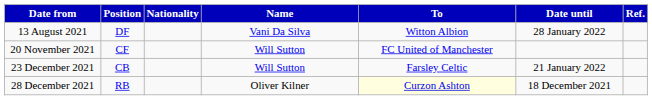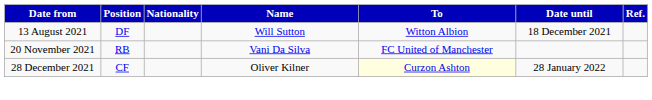(280, 31) Vani Da Silva -> (280, 31) Will Sutton
(569, 31) 28 January 2022 -> (569, 31) 18 December 2021
(122, 50) CF -> (122, 50) RB
(280, 50) Will Sutton -> (280, 50) Vani Da Silva
- row: (53, 68)
(122, 86) RB -> (122, 68) CF
(569, 86) 18 December 2021 -> (569, 68) 28 January 2022
